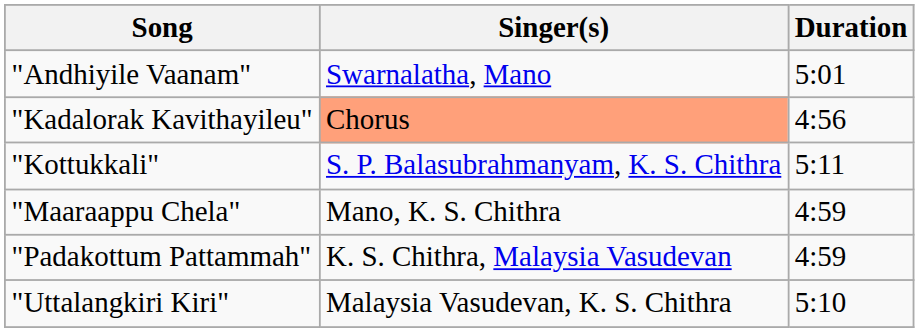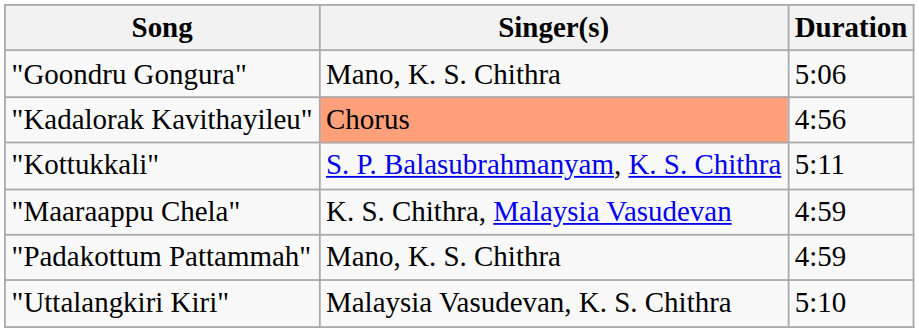- row: (131, 73)
+ row: (129, 73)
(443, 211) Mano, K. S. Chithra -> (529, 211) K. S. Chithra, Malaysia Vasudevan
(529, 257) K. S. Chithra, Malaysia Vasudevan -> (443, 257) Mano, K. S. Chithra
